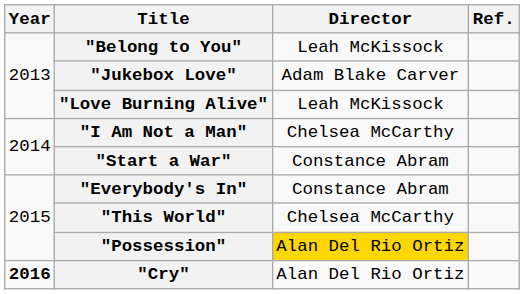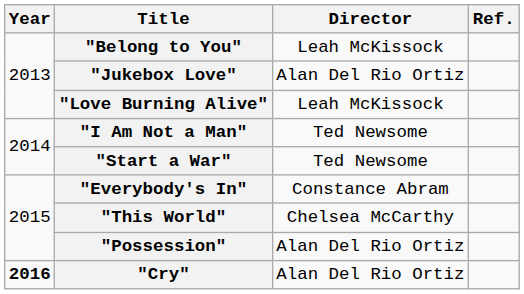(370, 76) Adam Blake Carver -> (370, 76) Alan Del Rio Ortiz
(370, 132) Chelsea McCarthy -> (370, 132) Ted Newsome
(370, 161) Constance Abram -> (370, 161) Ted Newsome
(370, 246) gold background -> (370, 246) no background
